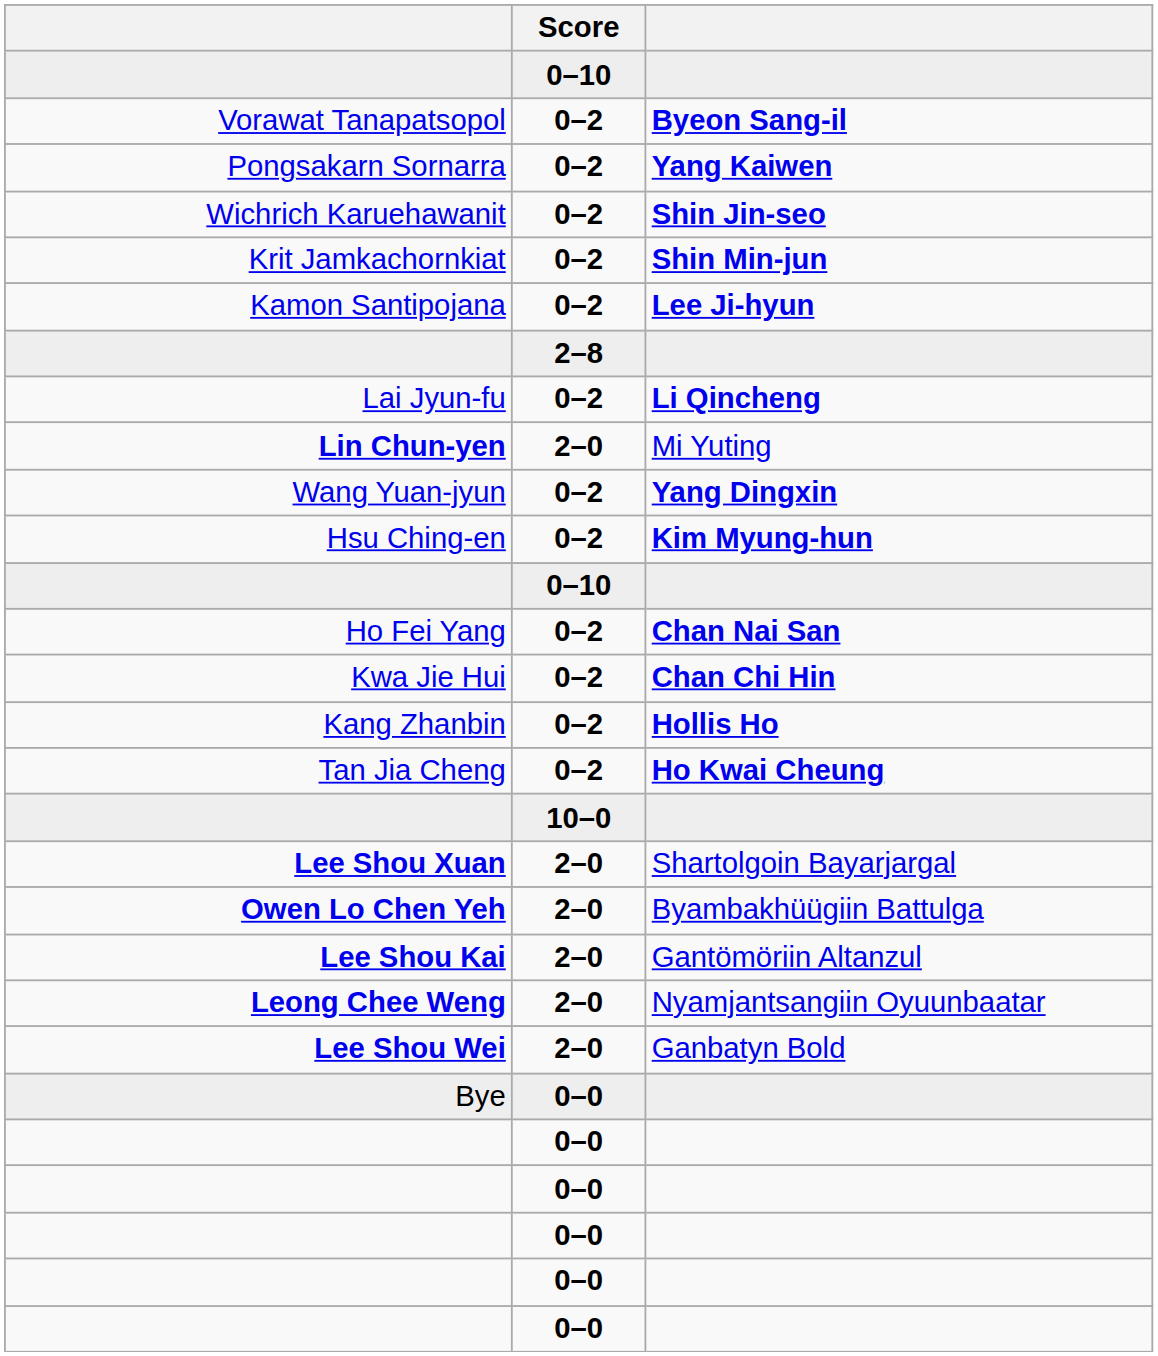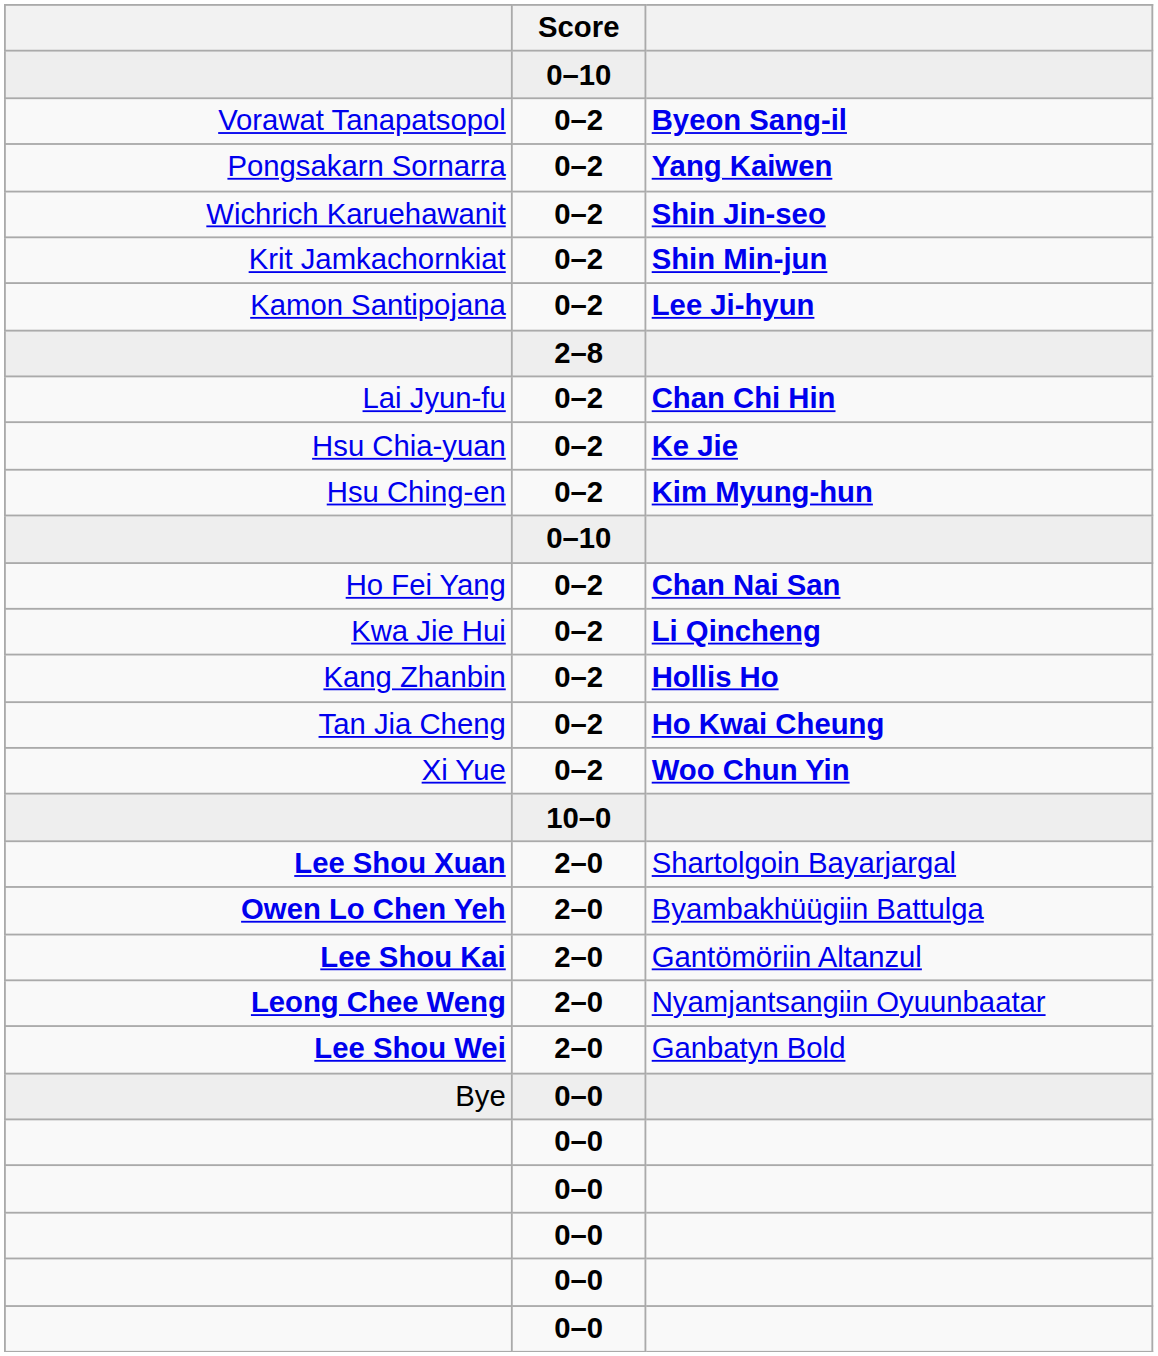(736, 399) Li Qincheng -> (744, 399) Chan Chi Hin
- row: (412, 445)
- row: (399, 492)
+ row: (409, 445)
(744, 677) Chan Chi Hin -> (736, 631) Li Qincheng
+ row: (464, 770)
